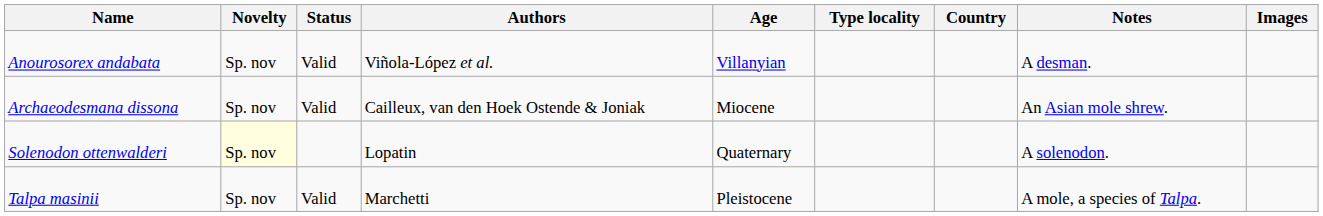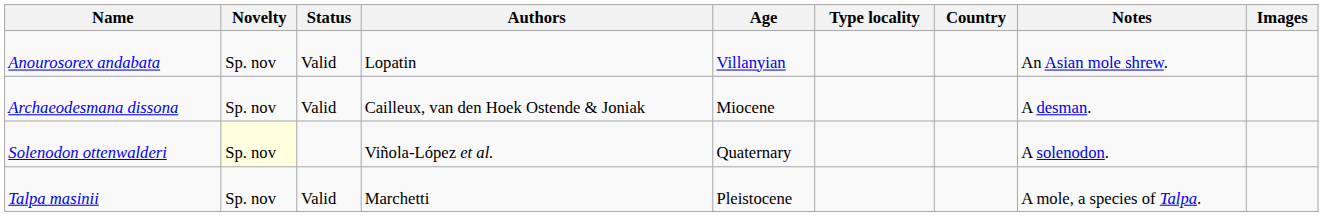(429, 62) Viñola-López et al. -> (391, 62) Lopatin
(1056, 62) A desman. -> (1095, 62) An Asian mole shrew.
(1095, 107) An Asian mole shrew. -> (1056, 107) A desman.
(391, 153) Lopatin -> (429, 153) Viñola-López et al.
